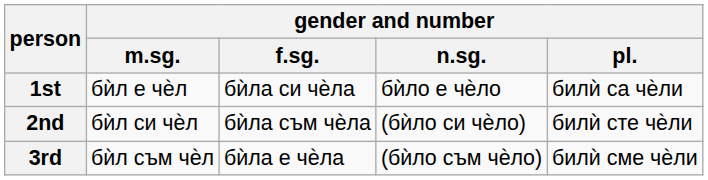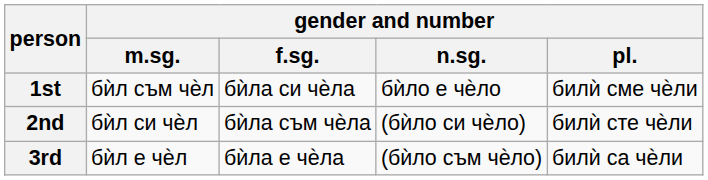(139, 89) бѝл е чѐл -> (153, 89) бѝл съм чѐл
(618, 89) билѝ са чѐли -> (625, 89) билѝ сме чѐли
(153, 157) бѝл съм чѐл -> (139, 157) бѝл е чѐл
(625, 157) билѝ сме чѐли -> (618, 157) билѝ са чѐли
